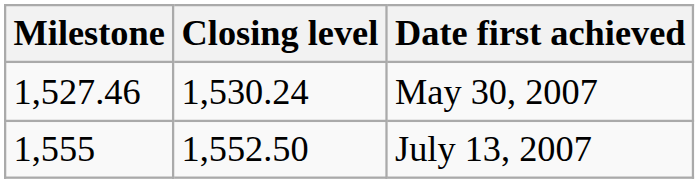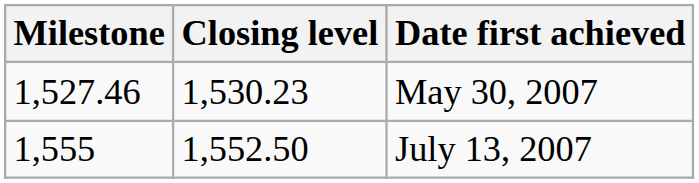(245, 90) 1,530.24 -> (245, 90) 1,530.23
